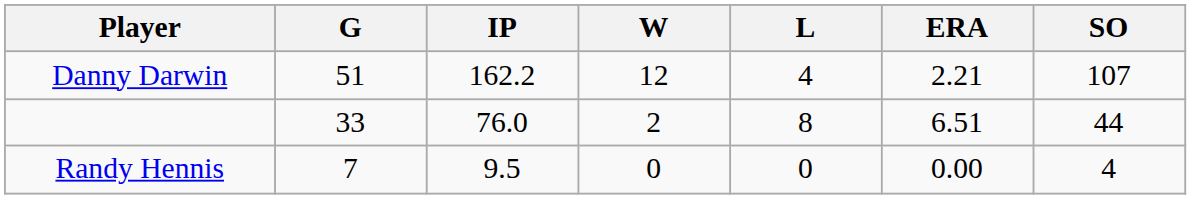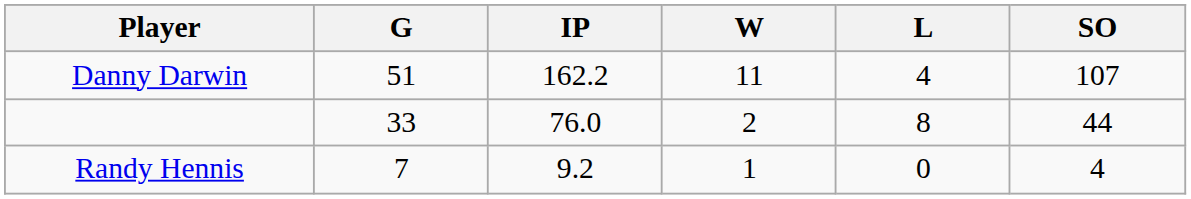- column: (957, 27)
(654, 74) 12 -> (749, 74) 11
(502, 168) 9.5 -> (575, 168) 9.2
(654, 168) 0 -> (749, 168) 1
